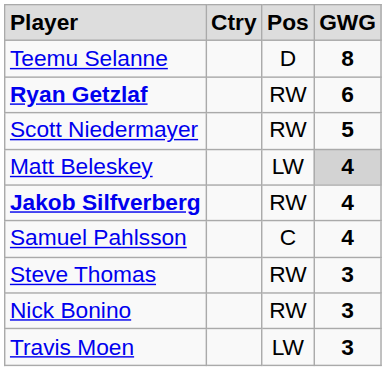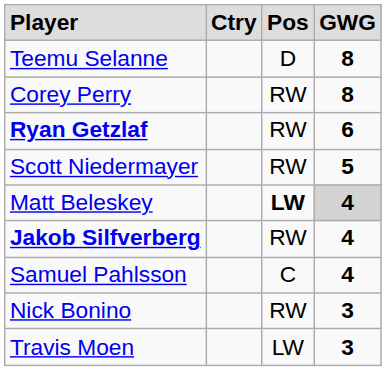+ row: (71, 94)
(288, 166) normal -> (288, 202) bold
- row: (83, 274)
